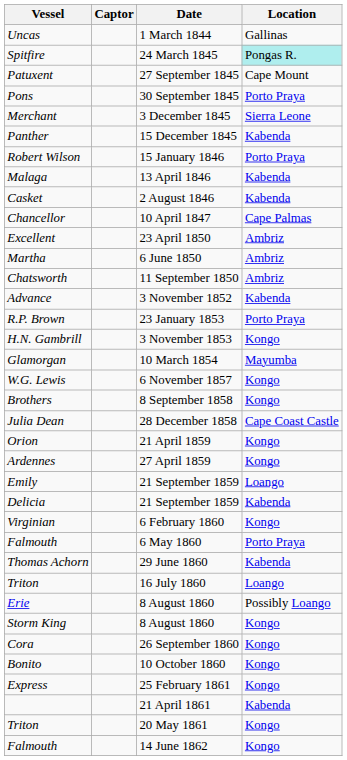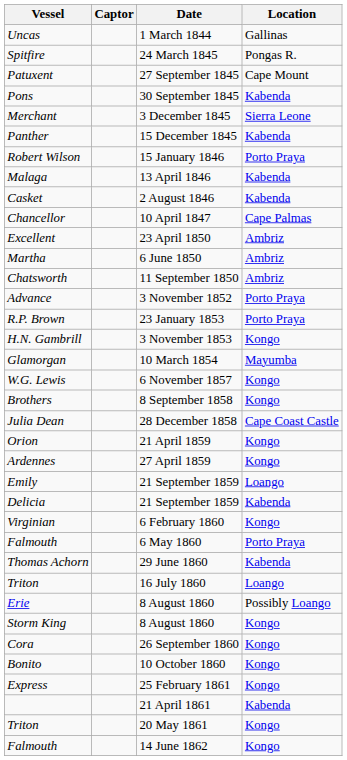(271, 55) paleturquoise background -> (271, 55) no background
(275, 95) Porto Praya -> (268, 95) Kabenda
(268, 298) Kabenda -> (275, 298) Porto Praya
